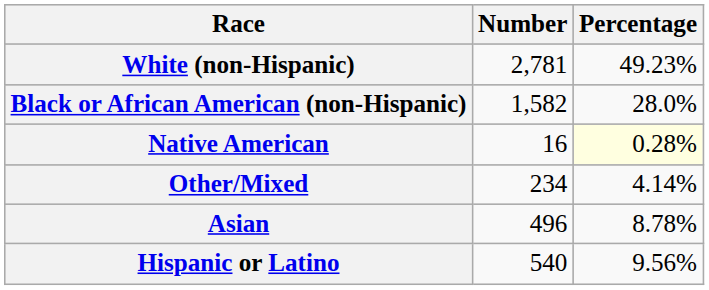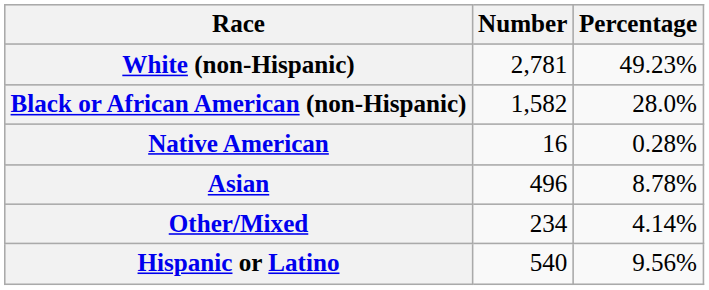(665, 143) lightyellow background -> (665, 143) no background
rows swapped: (239, 223) <-> (239, 183)
